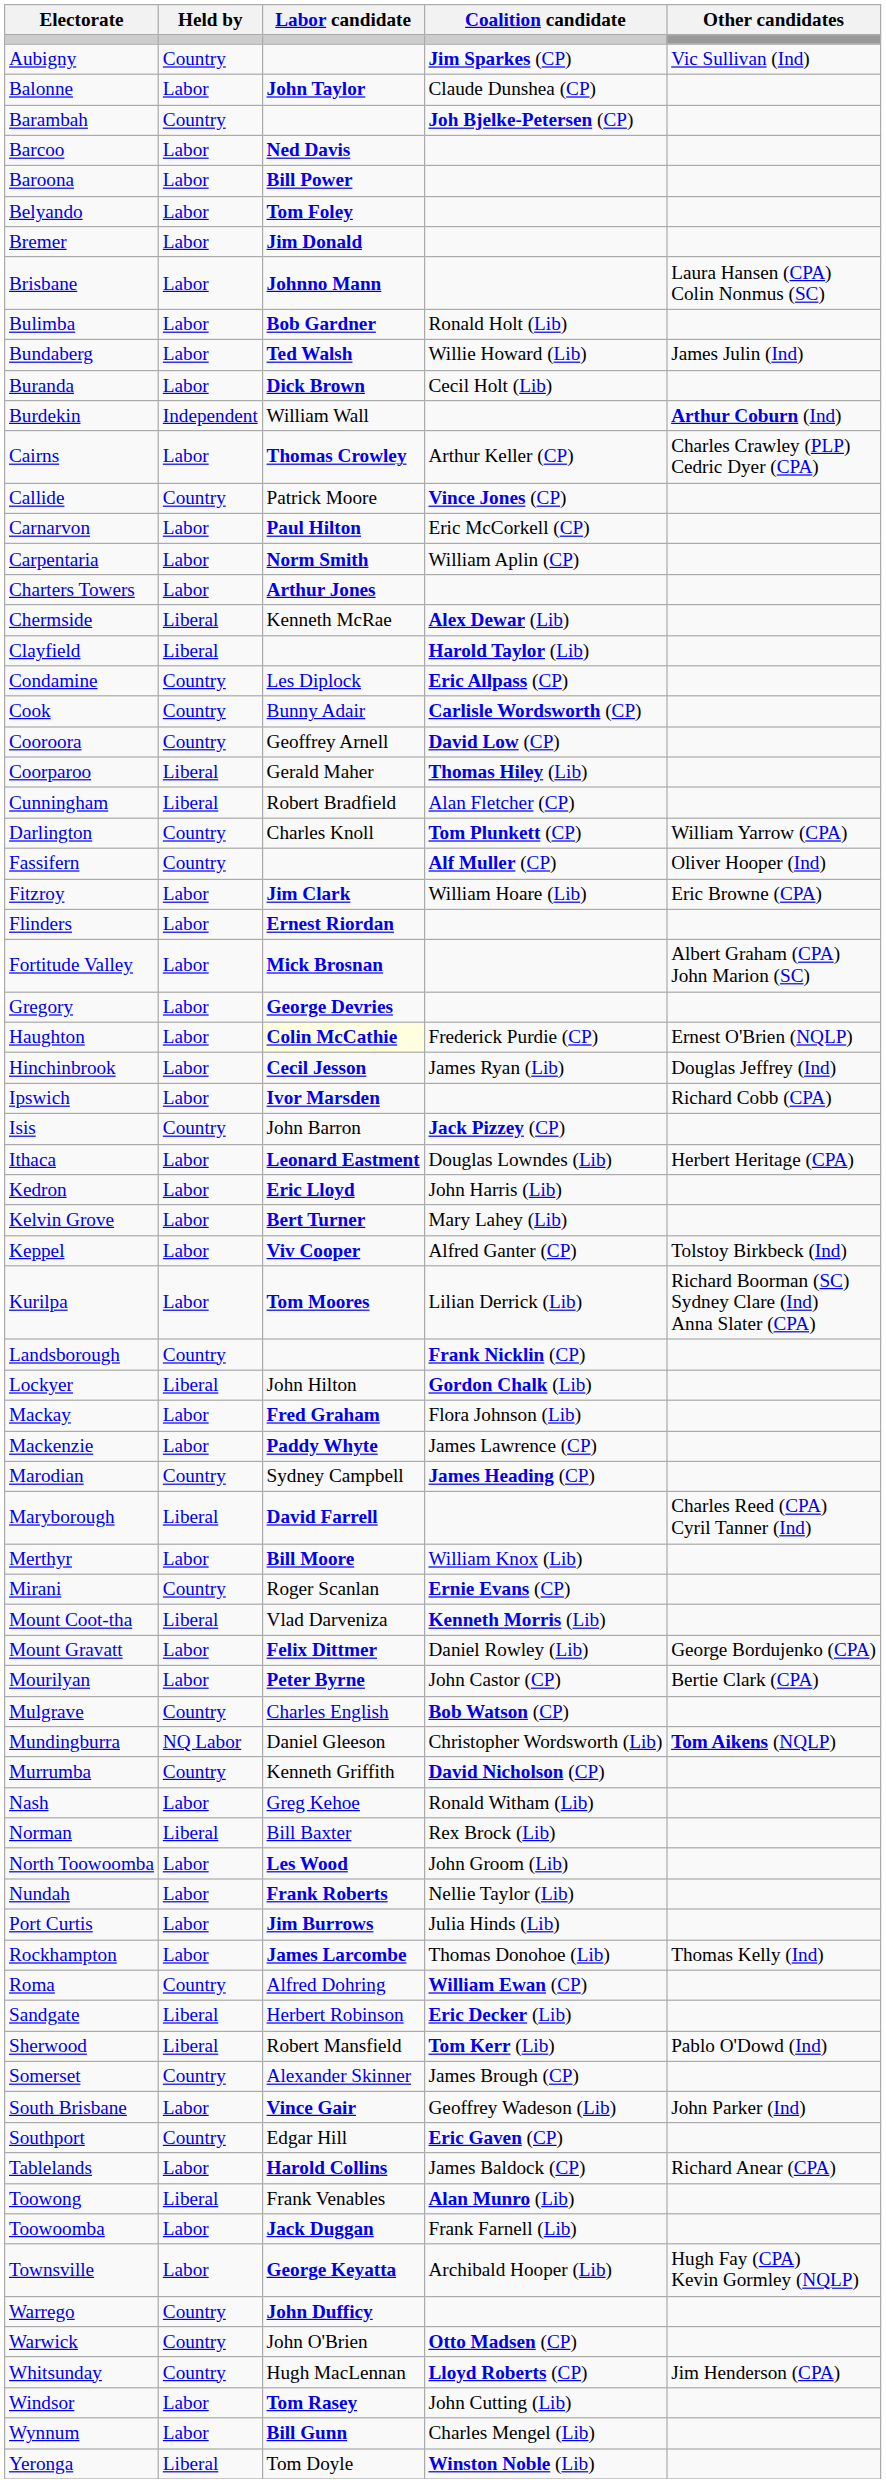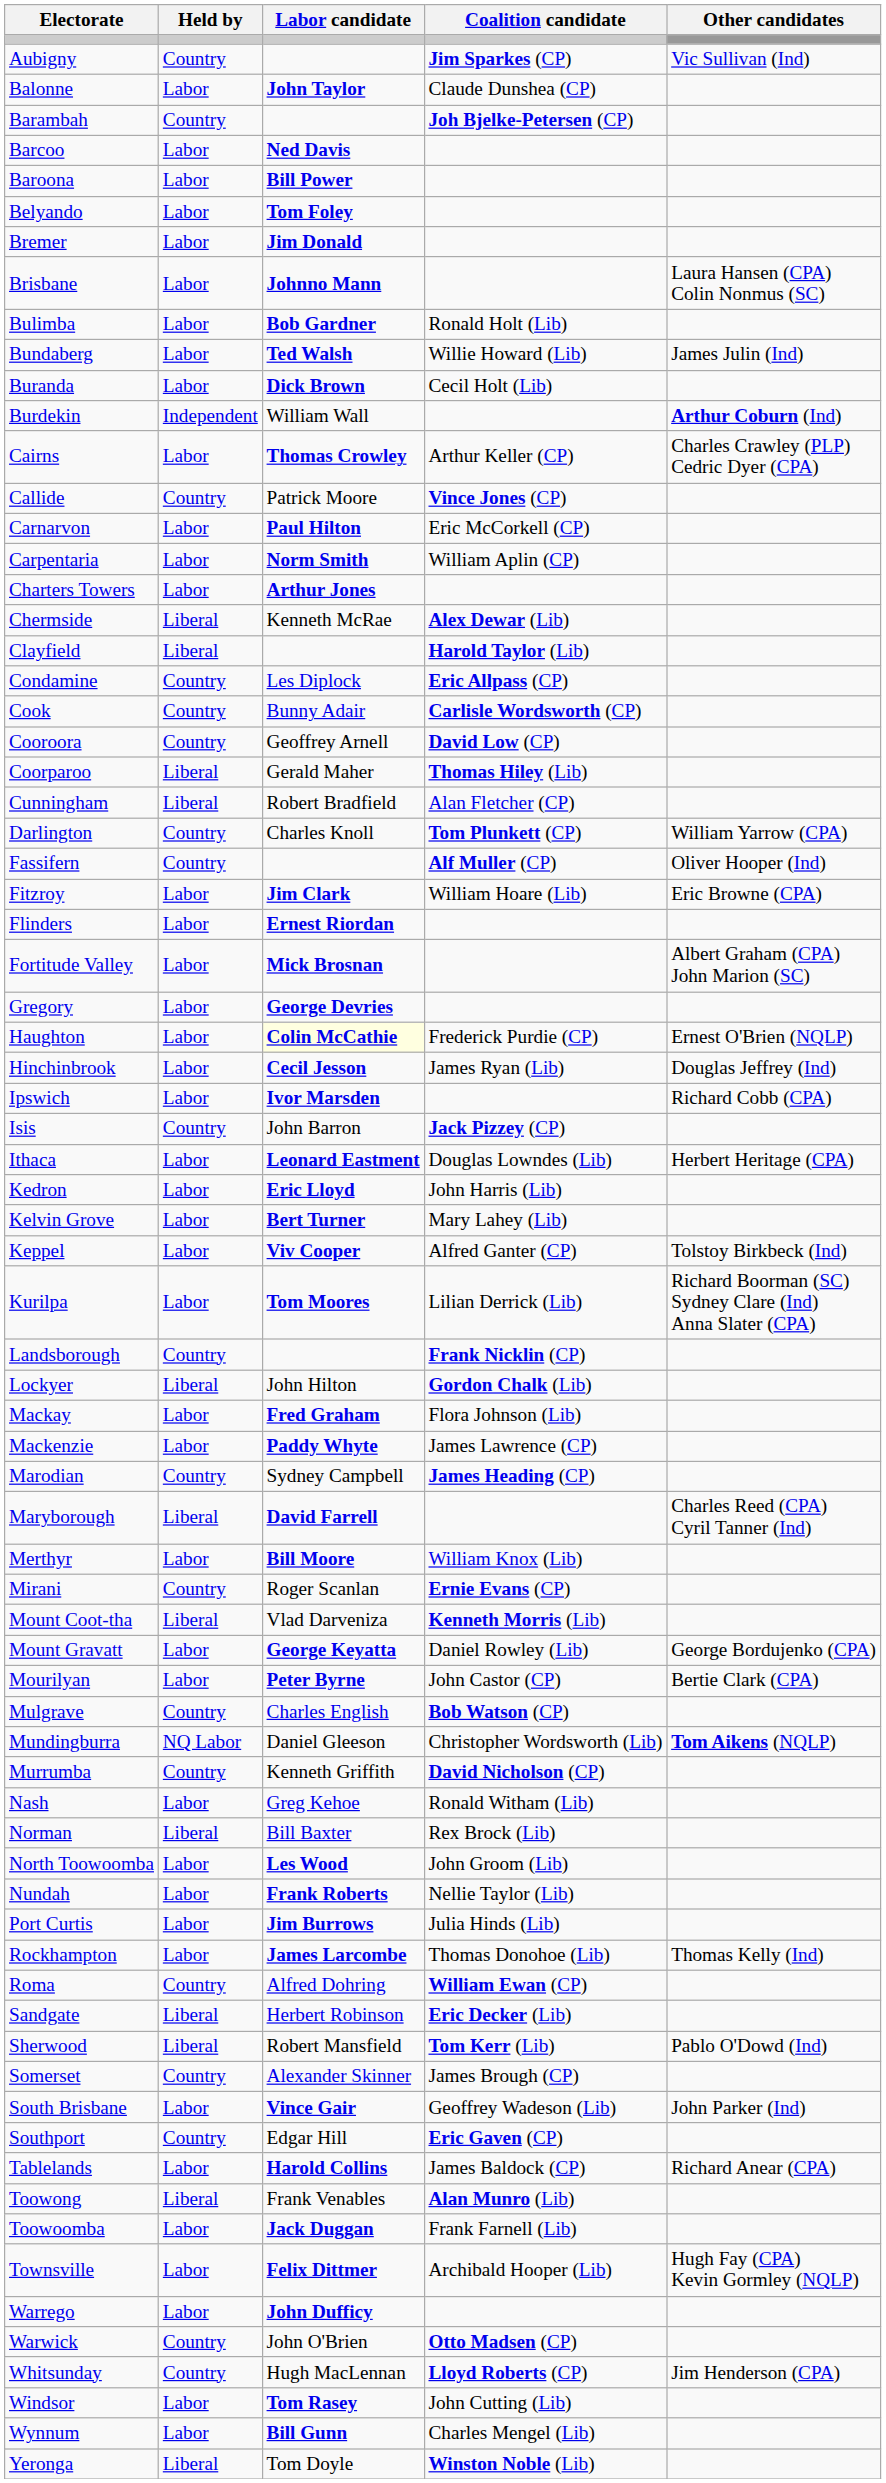(322, 1650) Felix Dittmer -> (331, 1650) George Keyatta
(331, 2270) George Keyatta -> (322, 2270) Felix Dittmer
(194, 2311) Country -> (186, 2311) Labor
